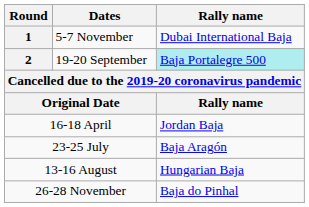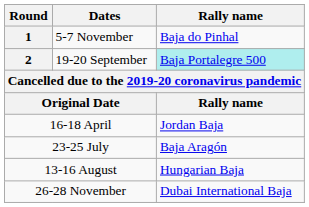(226, 37) Dubai International Baja -> (199, 37) Baja do Pinhal
(199, 190) Baja do Pinhal -> (226, 190) Dubai International Baja
